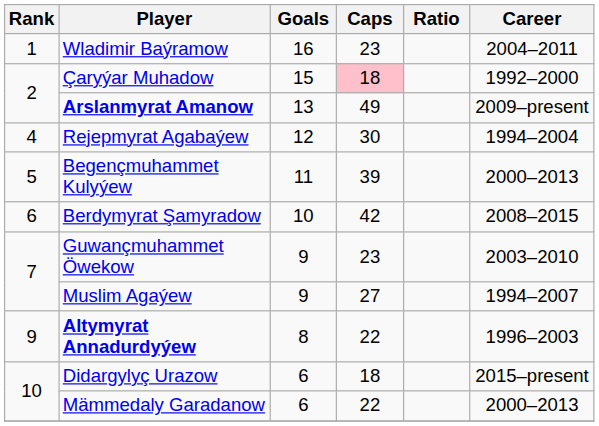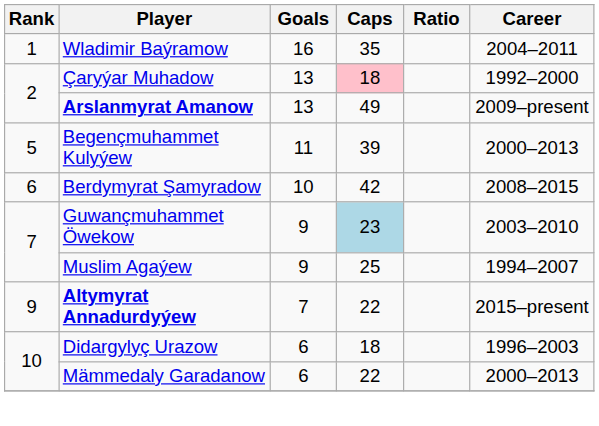(370, 48) 23 -> (370, 48) 35
(303, 78) 15 -> (303, 78) 13
- row: (156, 136)
(370, 256) no background -> (370, 227) lightblue background
(370, 296) 27 -> (370, 267) 25
(303, 336) 8 -> (303, 306) 7
(532, 336) 1996–2003 -> (532, 306) 2015–present
(532, 376) 2015–present -> (532, 346) 1996–2003
